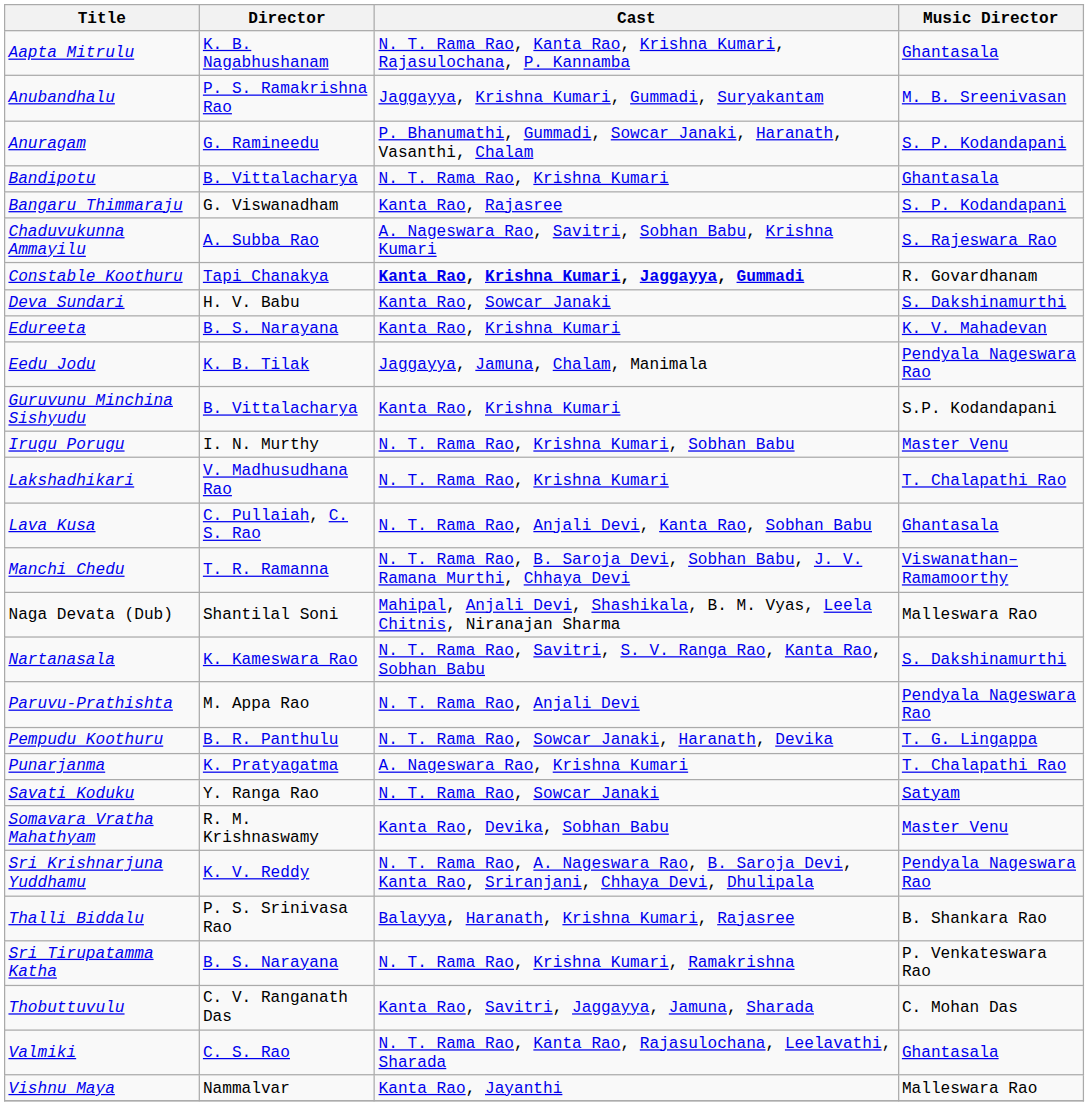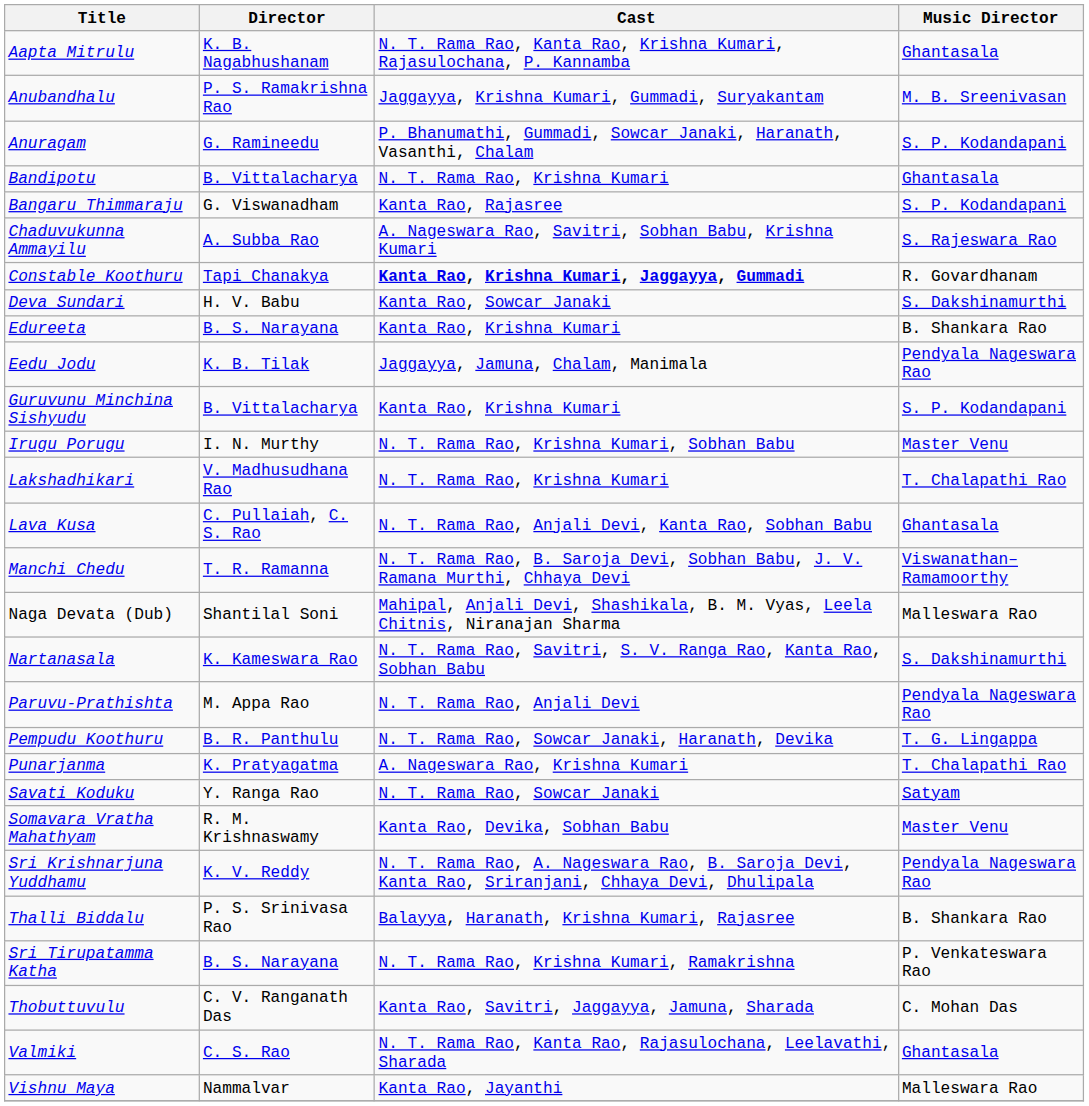(974, 329) K. V. Mahadevan -> (974, 329) B. Shankara Rao
(979, 409) S.P. Kodandapani -> (984, 409) S. P. Kodandapani
